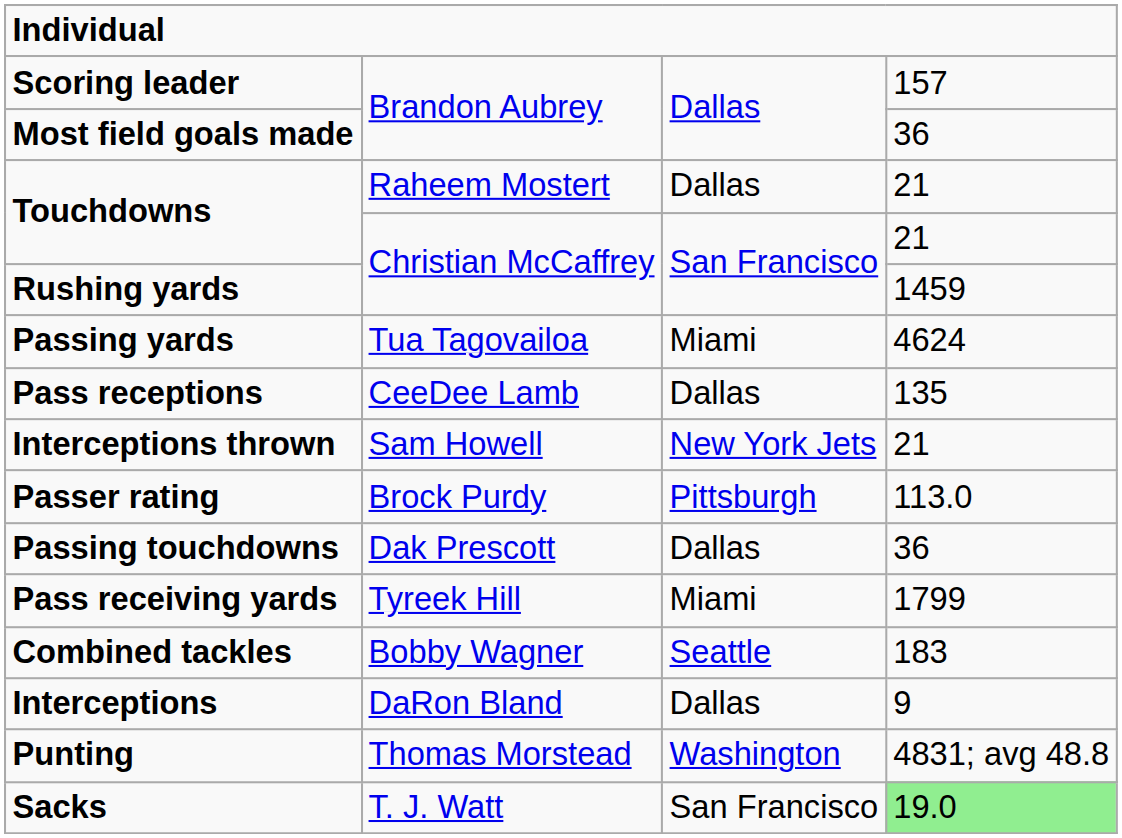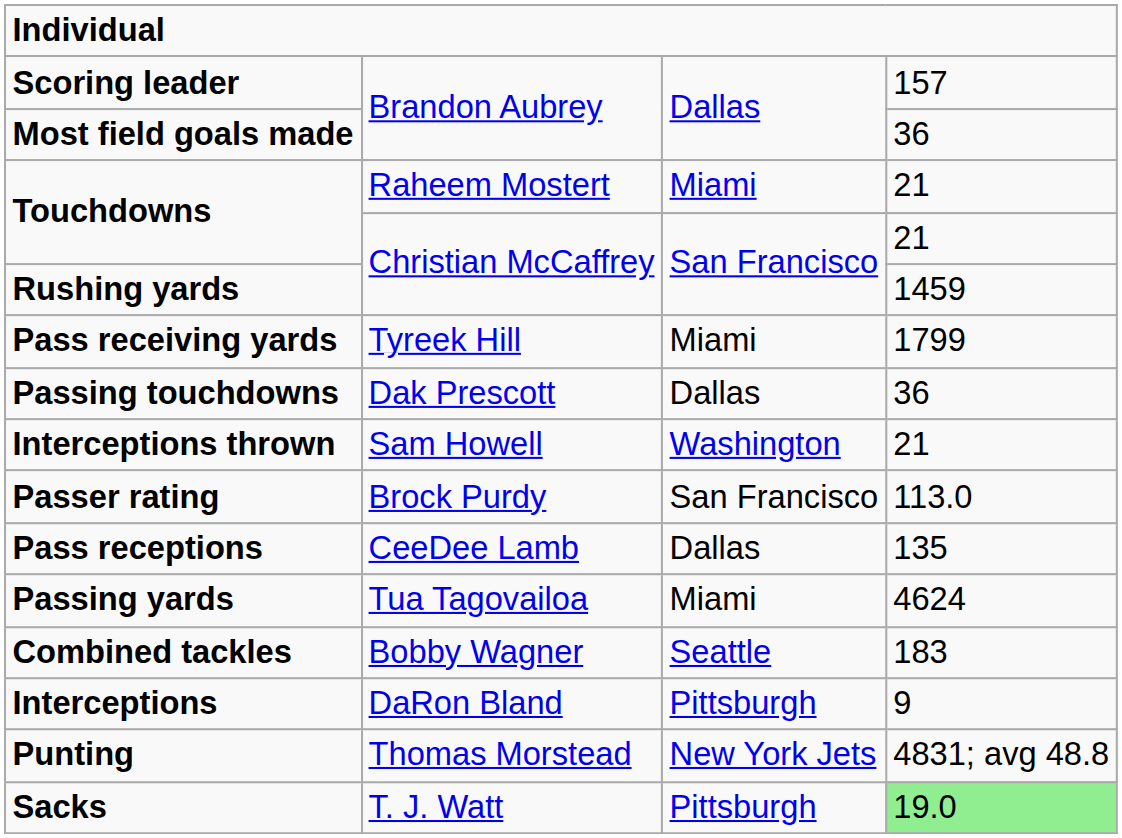(715, 185) Dallas -> (713, 185) Miami
rows swapped: (123, 340) <-> (175, 599)
rows swapped: (176, 548) <-> (138, 392)
(773, 444) New York Jets -> (755, 444) Washington
(743, 496) Pittsburgh -> (774, 496) San Francisco
(715, 703) Dallas -> (743, 703) Pittsburgh
(755, 755) Washington -> (773, 755) New York Jets
(774, 806) San Francisco -> (743, 806) Pittsburgh
